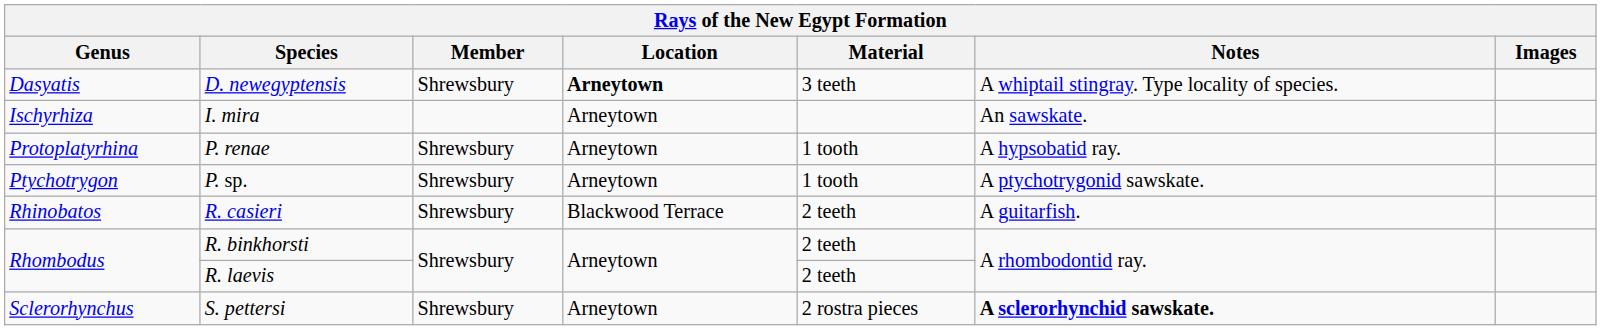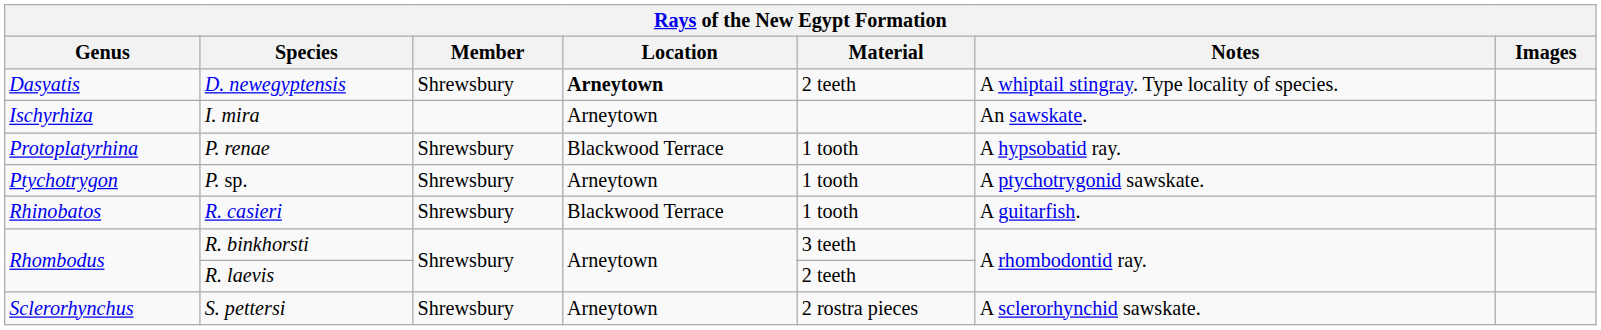(829, 84) 3 teeth -> (829, 84) 2 teeth
(612, 148) Arneytown -> (645, 148) Blackwood Terrace
(829, 212) 2 teeth -> (830, 212) 1 tooth
(829, 244) 2 teeth -> (829, 244) 3 teeth
(1097, 308) bold -> (1090, 308) normal
